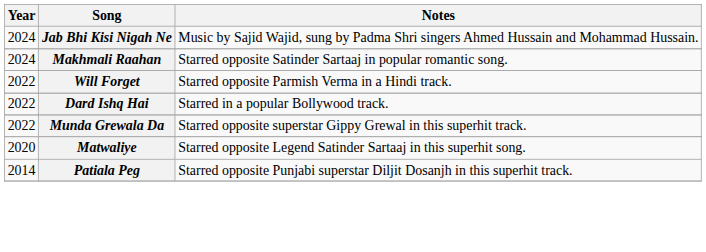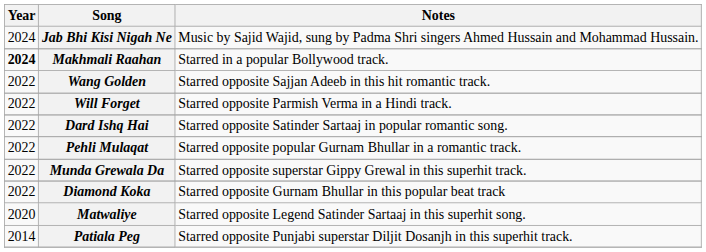(22, 59) normal -> (22, 59) bold
(343, 59) Starred opposite Satinder Sartaaj in popular romantic song. -> (283, 59) Starred in a popular Bollywood track.
+ row: (107, 81)
(283, 103) Starred in a popular Bollywood track. -> (343, 125) Starred opposite Satinder Sartaaj in popular romantic song.
+ row: (107, 147)
+ row: (107, 192)
